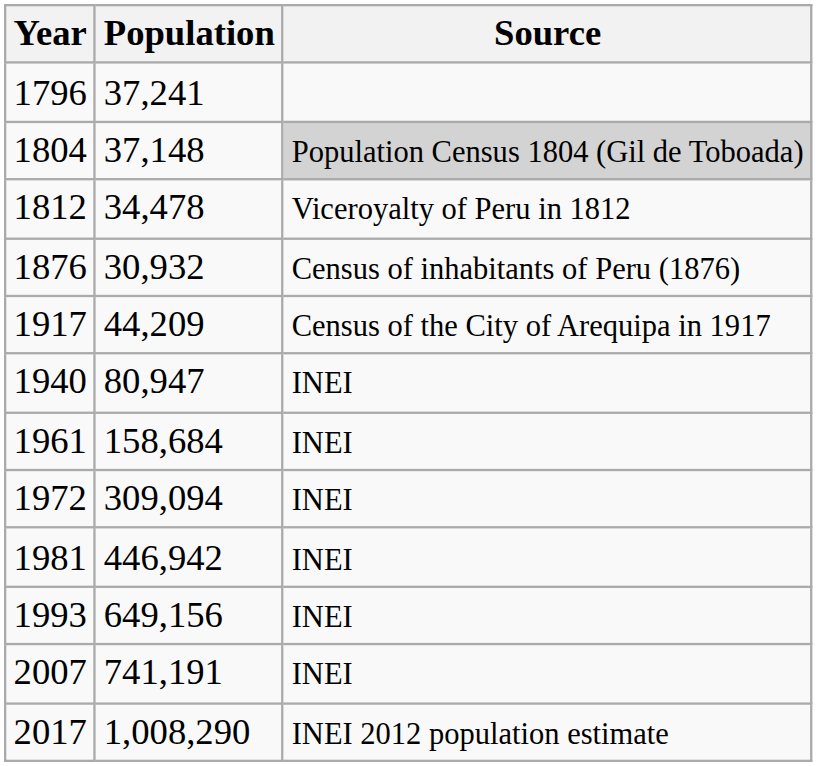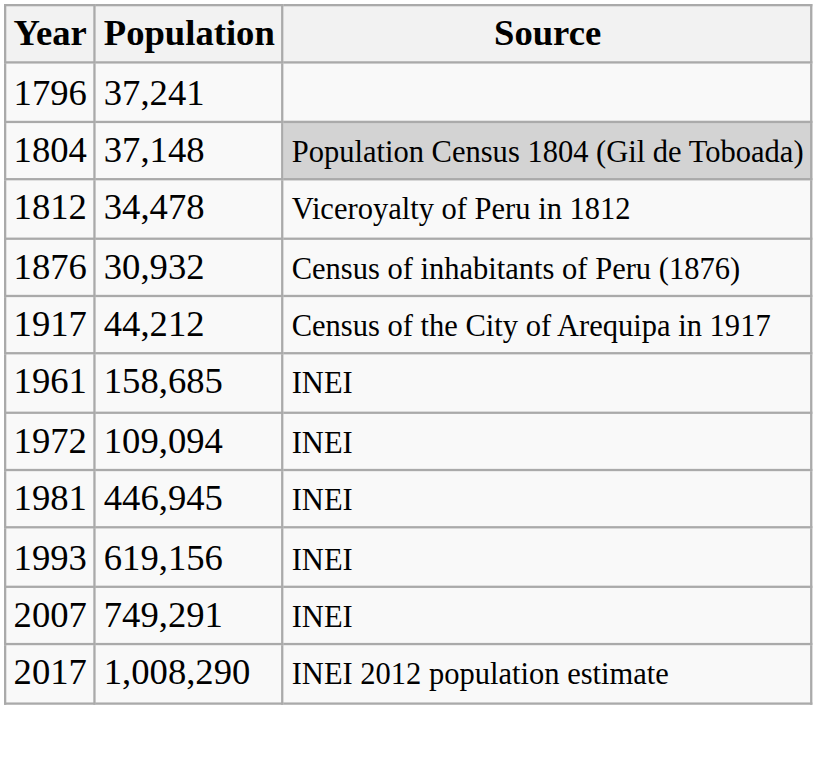(154, 324) 44,209 -> (154, 324) 44,212
- row: (50, 382)
(163, 440) 158,684 -> (163, 382) 158,685
(163, 498) 309,094 -> (163, 440) 109,094
(163, 556) 446,942 -> (163, 498) 446,945
(163, 614) 649,156 -> (163, 556) 619,156
(163, 672) 741,191 -> (163, 614) 749,291
